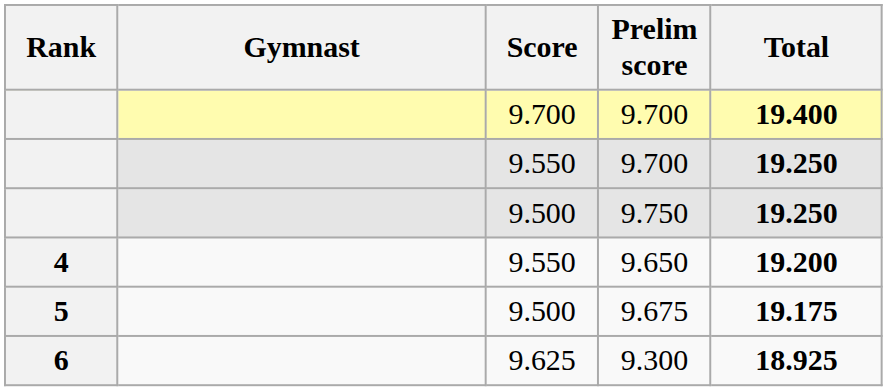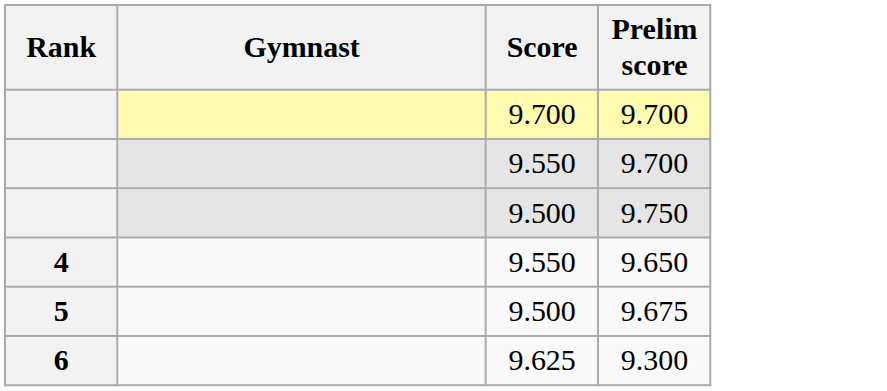- column: (796, 47)
